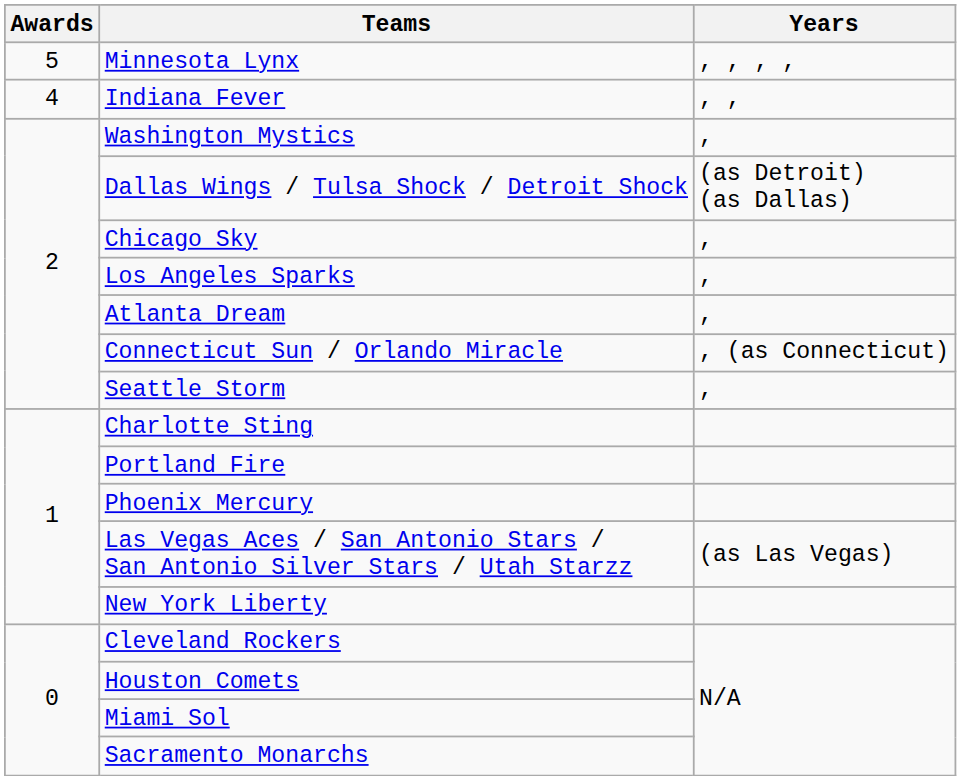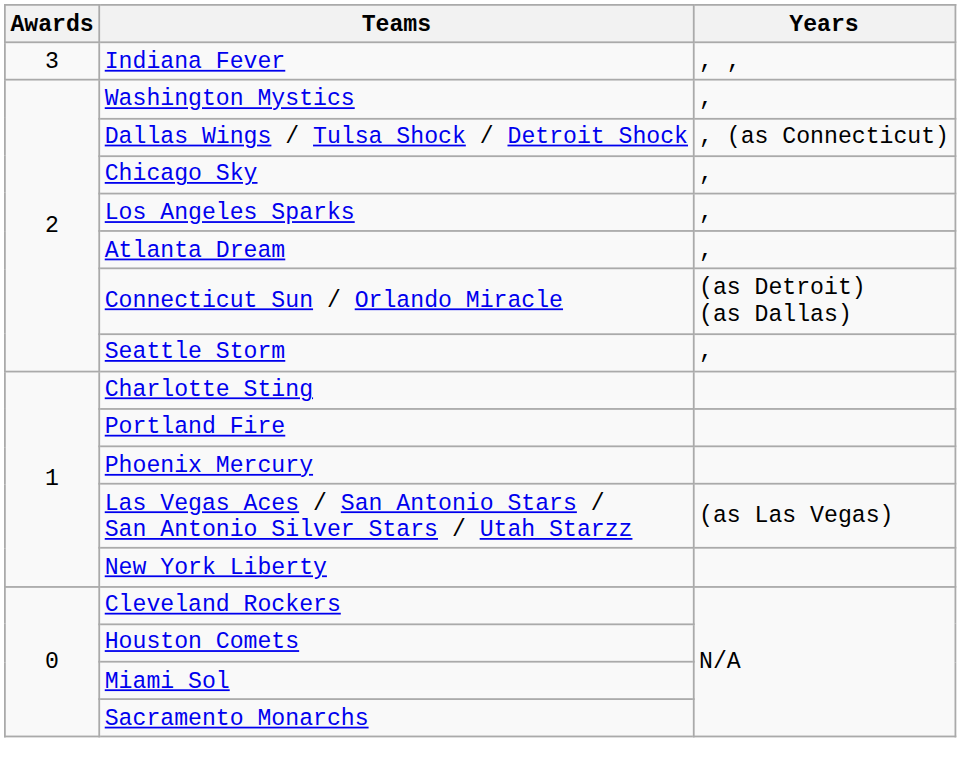- row: (202, 61)
(52, 99) 4 -> (52, 61) 3
(782, 188) (as Detroit) (as Dallas) -> (824, 137) , (as Connecticut)
(824, 352) , (as Connecticut) -> (782, 301) (as Detroit) (as Dallas)
